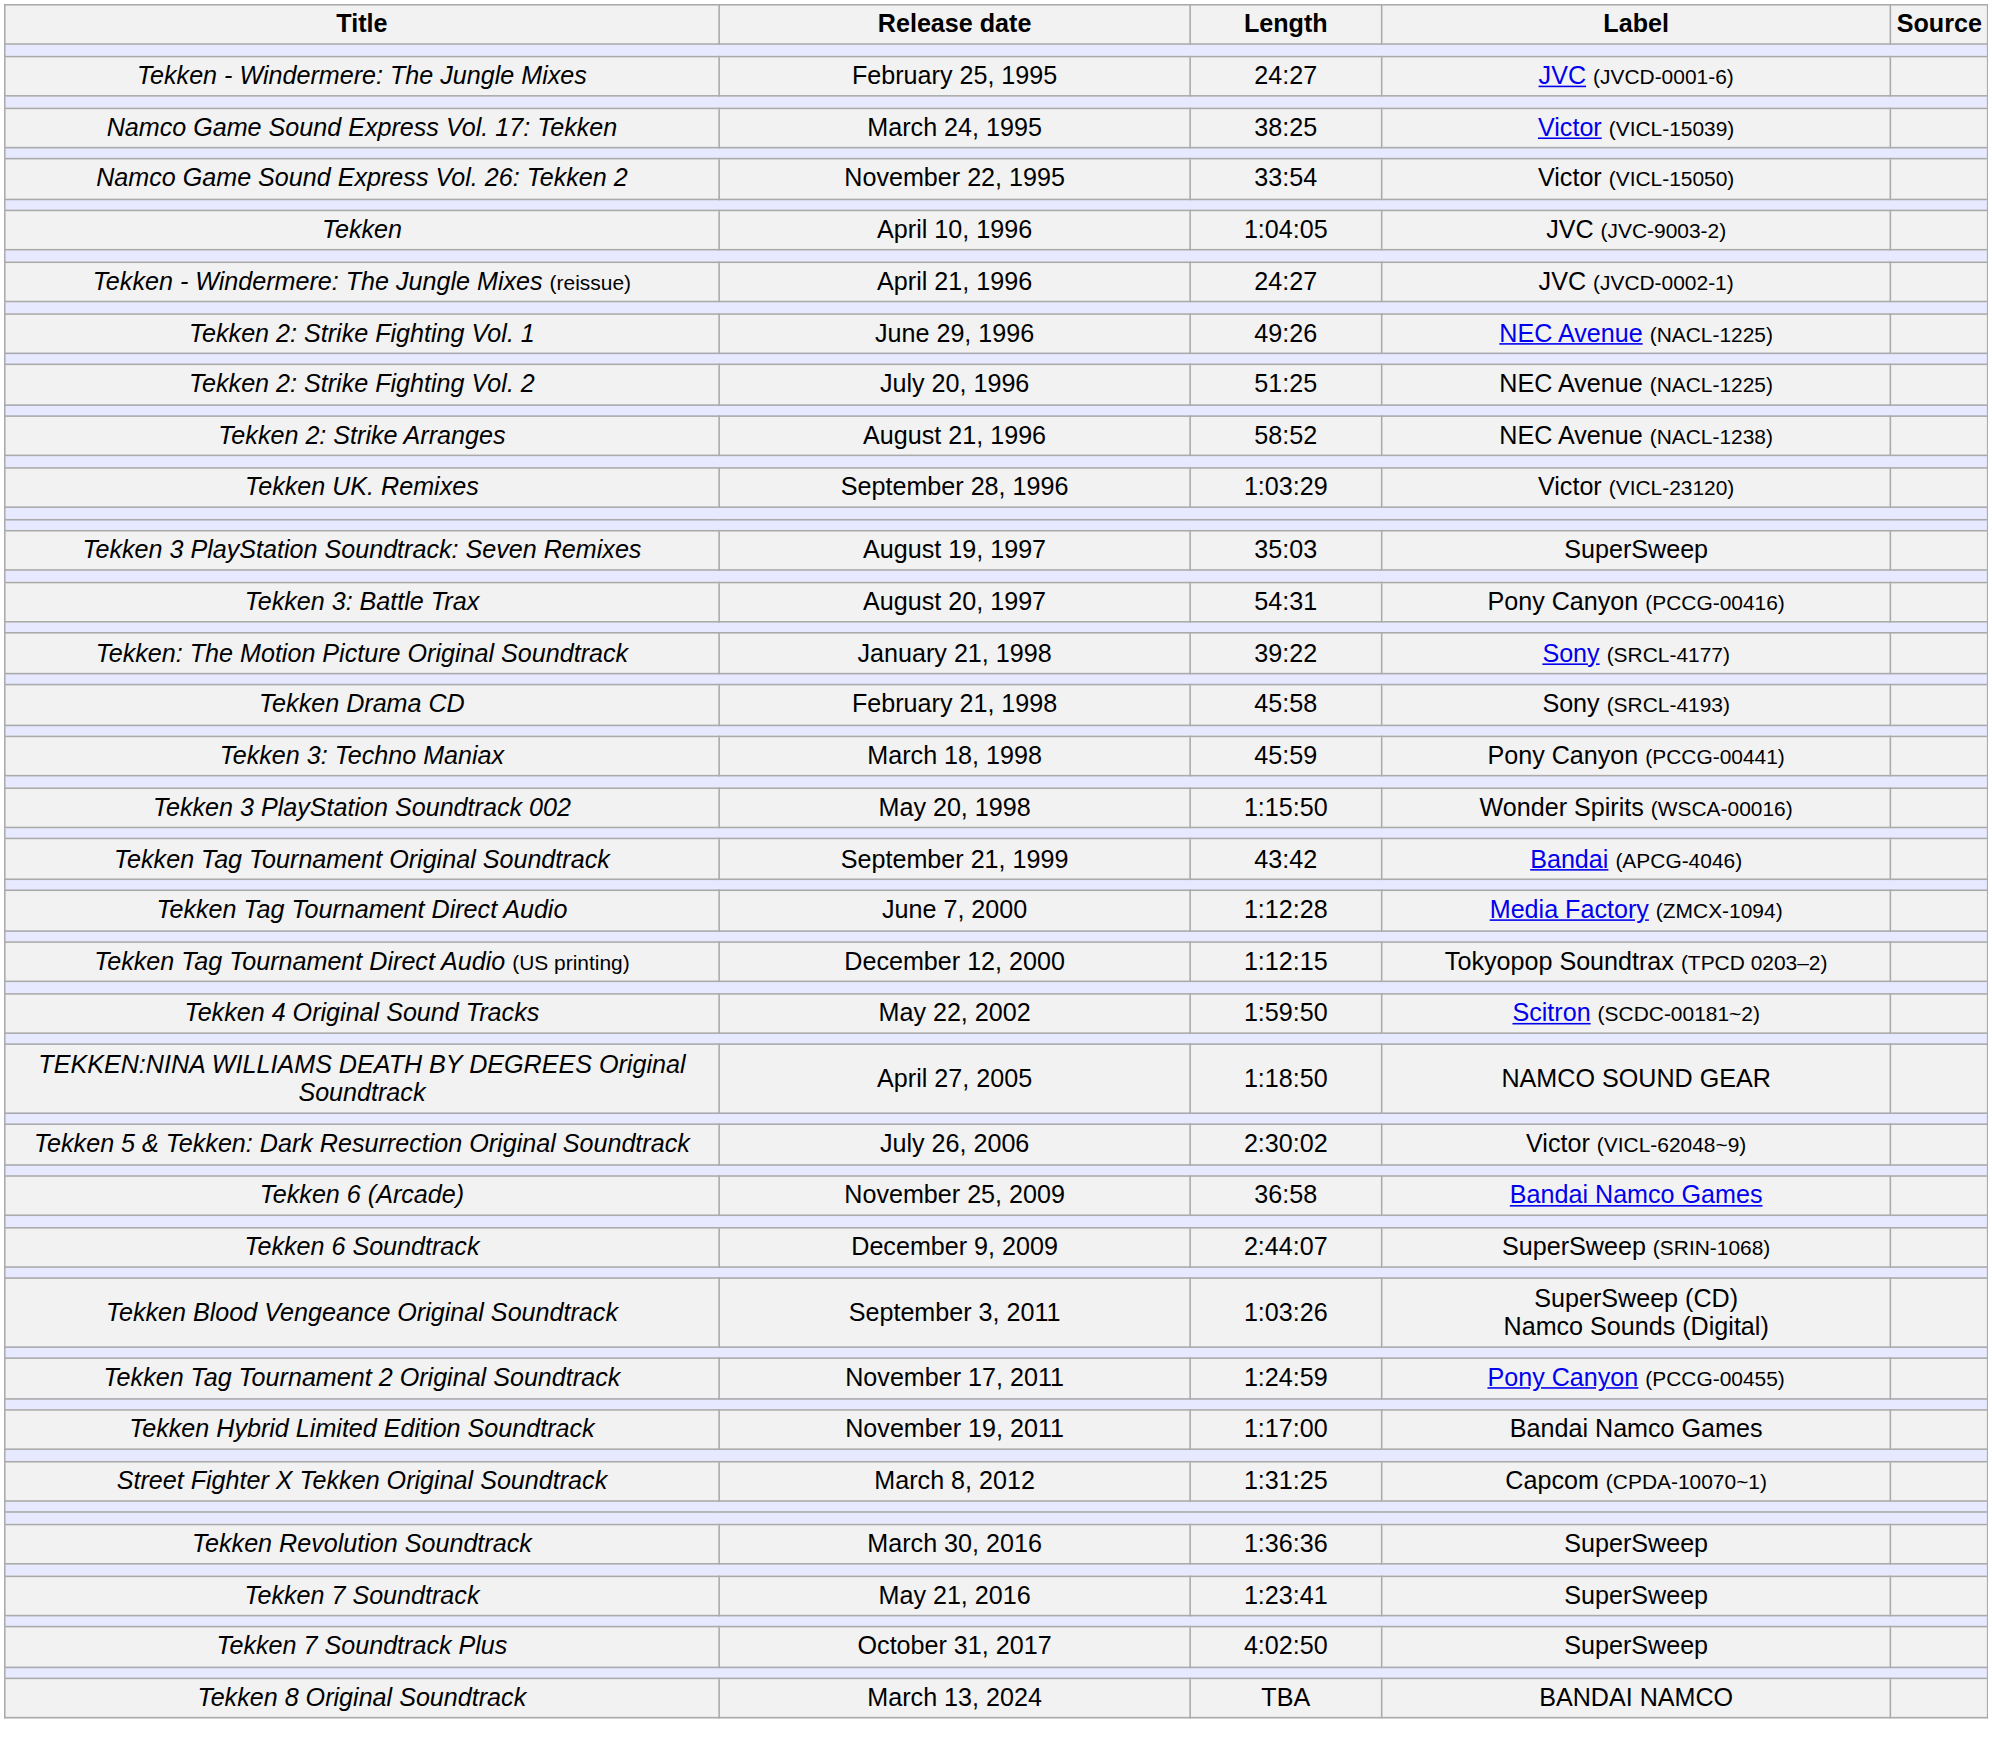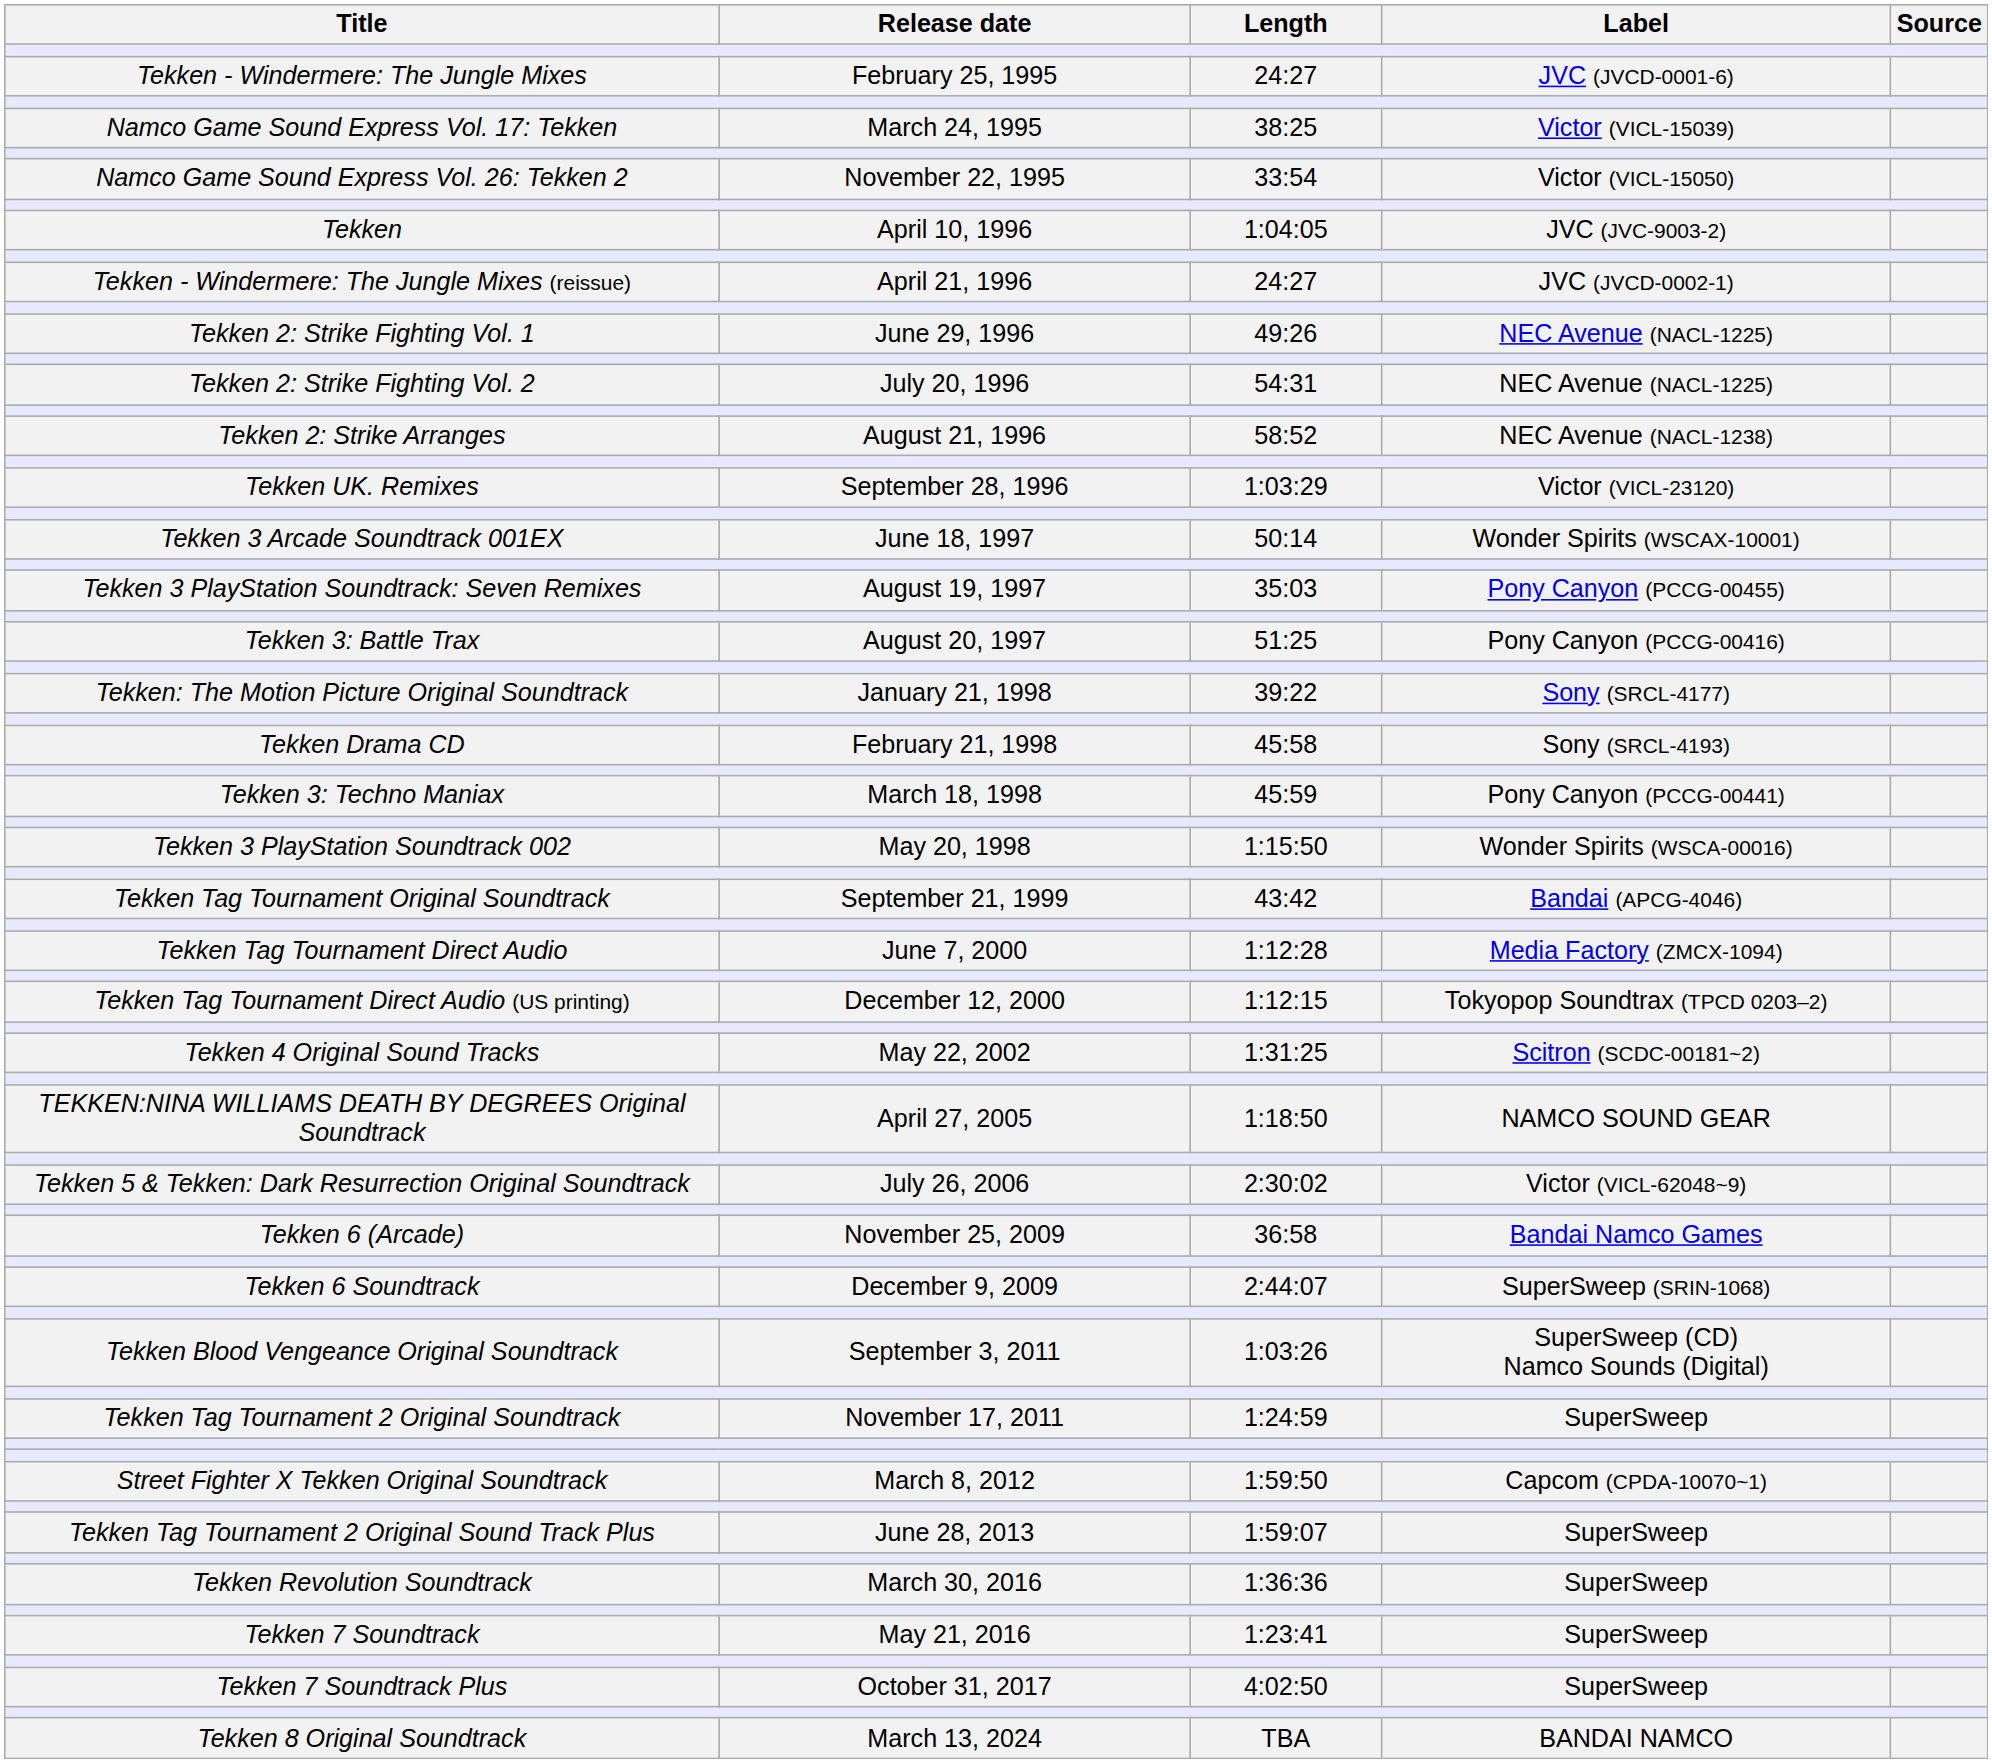(1286, 384) 51:25 -> (1286, 384) 54:31
+ row: (362, 538)
(1636, 550) SuperSweep -> (1636, 590) Pony Canyon (PCCG-00455)
(1286, 601) 54:31 -> (1286, 641) 51:25
(1286, 1012) 1:59:50 -> (1286, 1052) 1:31:25
(1636, 1377) Pony Canyon (PCCG-00455) -> (1636, 1417) SuperSweep
- row: (362, 1429)
(1286, 1480) 1:31:25 -> (1286, 1480) 1:59:50
+ row: (362, 1532)
